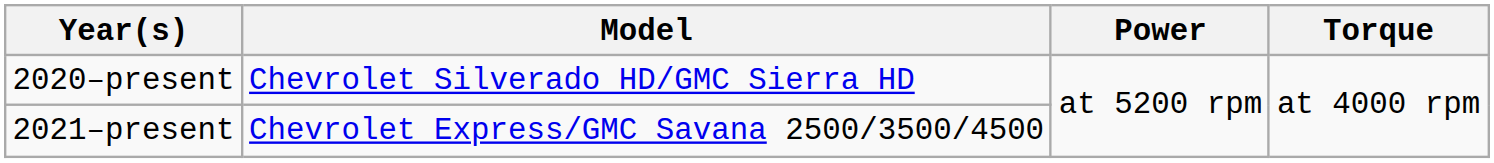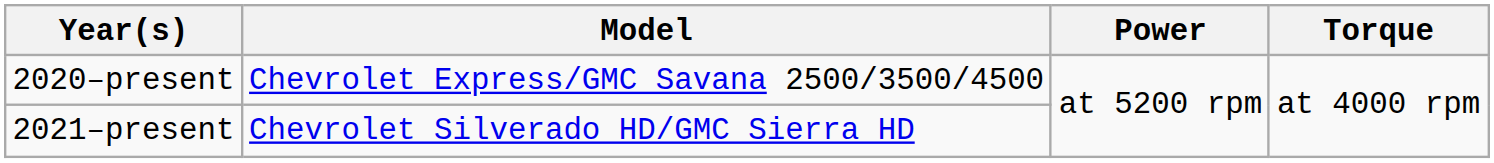(582, 81) Chevrolet Silverado HD/GMC Sierra HD -> (647, 81) Chevrolet Express/GMC Savana 2500/3500/4500
(647, 131) Chevrolet Express/GMC Savana 2500/3500/4500 -> (582, 131) Chevrolet Silverado HD/GMC Sierra HD
